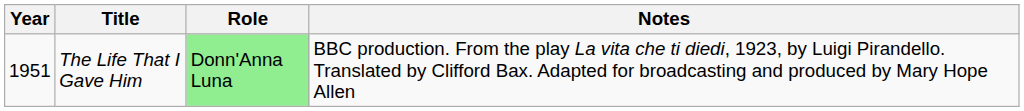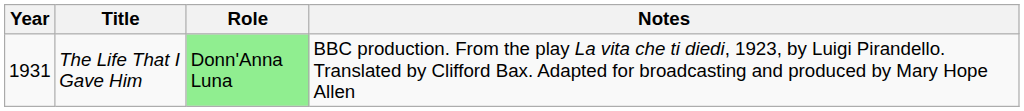(30, 70) 1951 -> (30, 70) 1931
